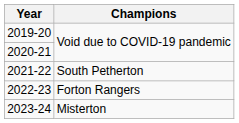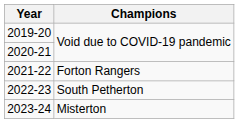(100, 71) South Petherton -> (98, 71) Forton Rangers
(98, 90) Forton Rangers -> (100, 90) South Petherton
